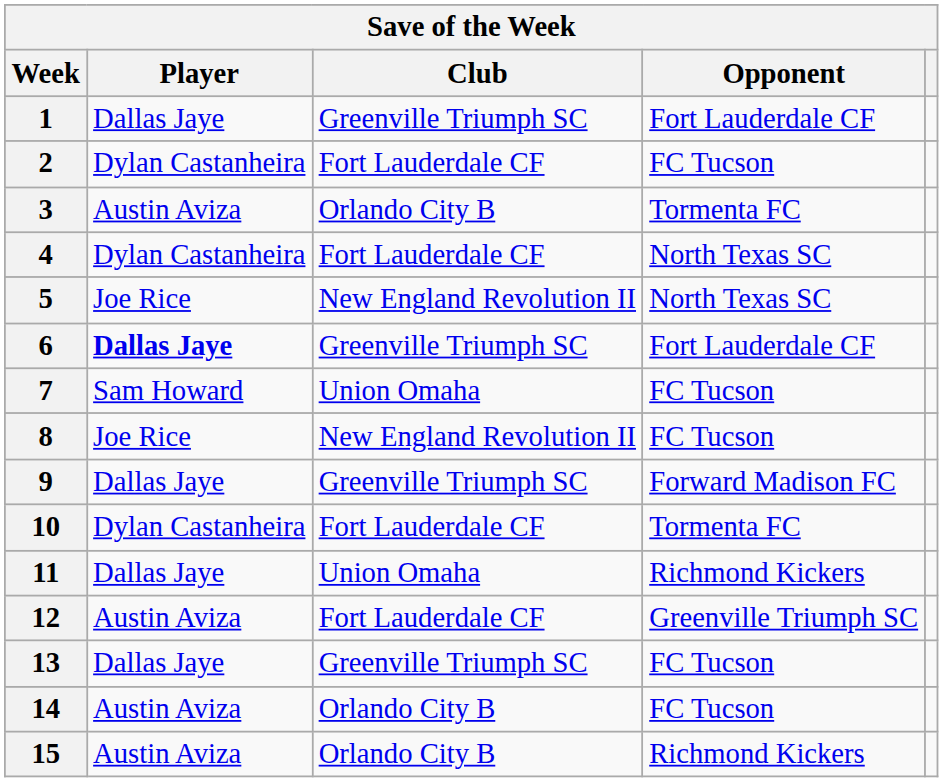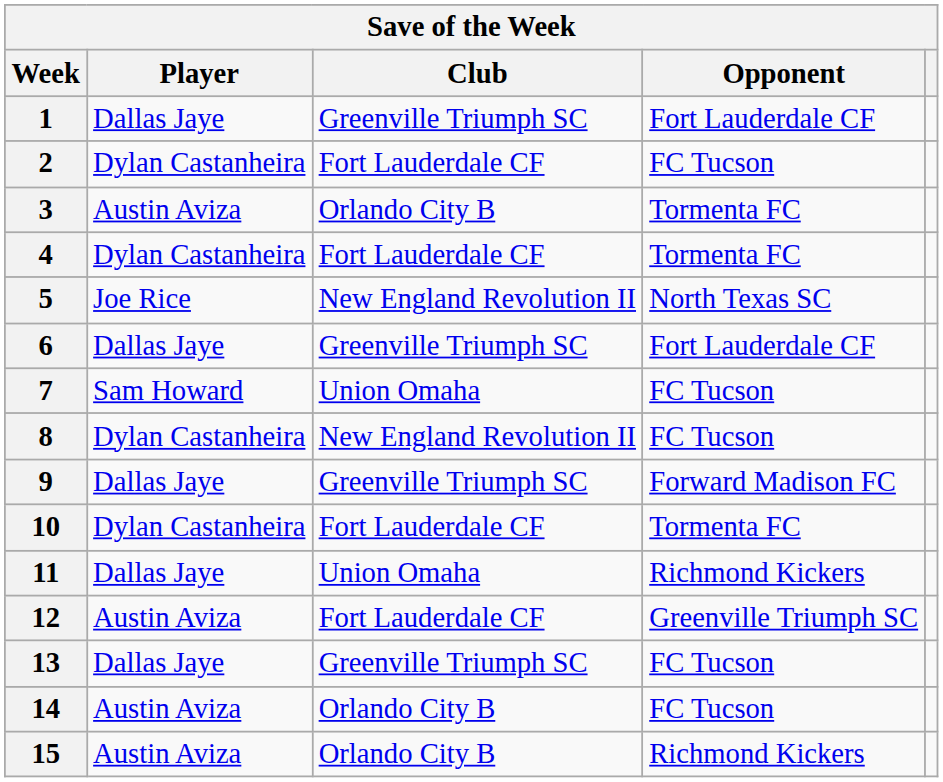(740, 254) North Texas SC -> (725, 254) Tormenta FC
(163, 345) bold -> (159, 345) normal
(142, 436) Joe Rice -> (199, 436) Dylan Castanheira
